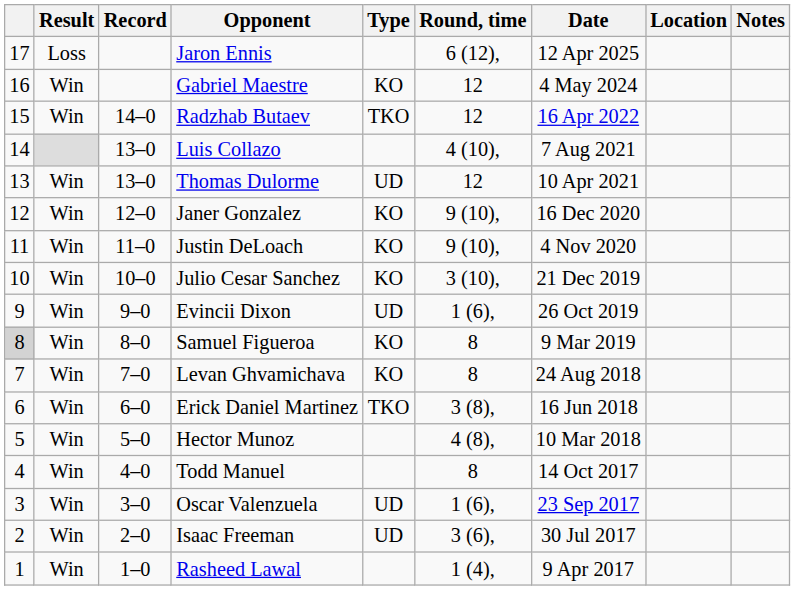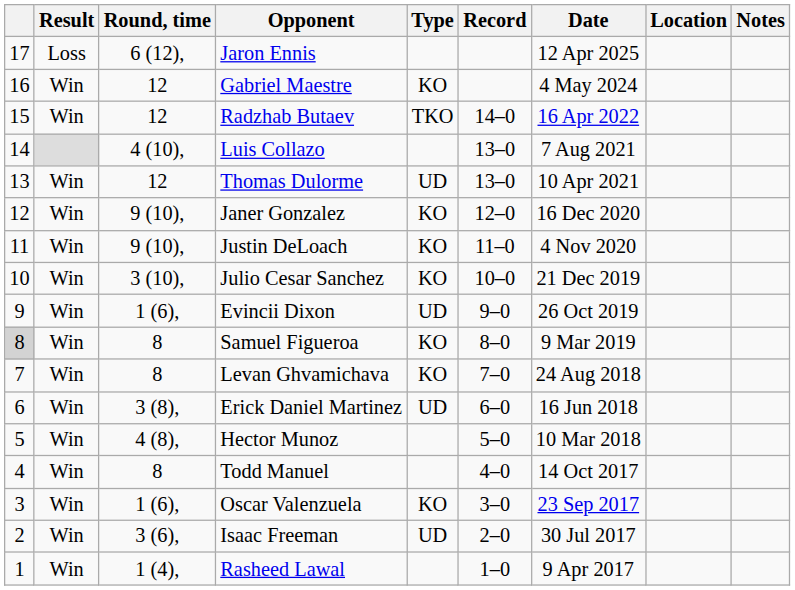columns swapped: (135, 20) <-> (473, 20)
(389, 407) TKO -> (433, 407) UD
(389, 504) UD -> (433, 504) KO
